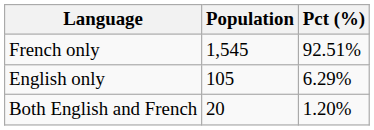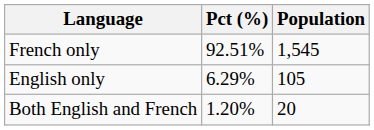columns swapped: (250, 19) <-> (334, 19)
